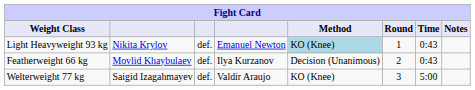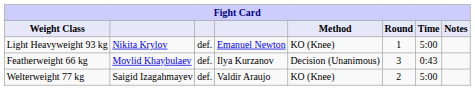(312, 44) lightblue background -> (312, 44) no background
(429, 44) 0:43 -> (429, 44) 5:00
(399, 61) 2 -> (399, 61) 3
(399, 77) 3 -> (399, 77) 2
